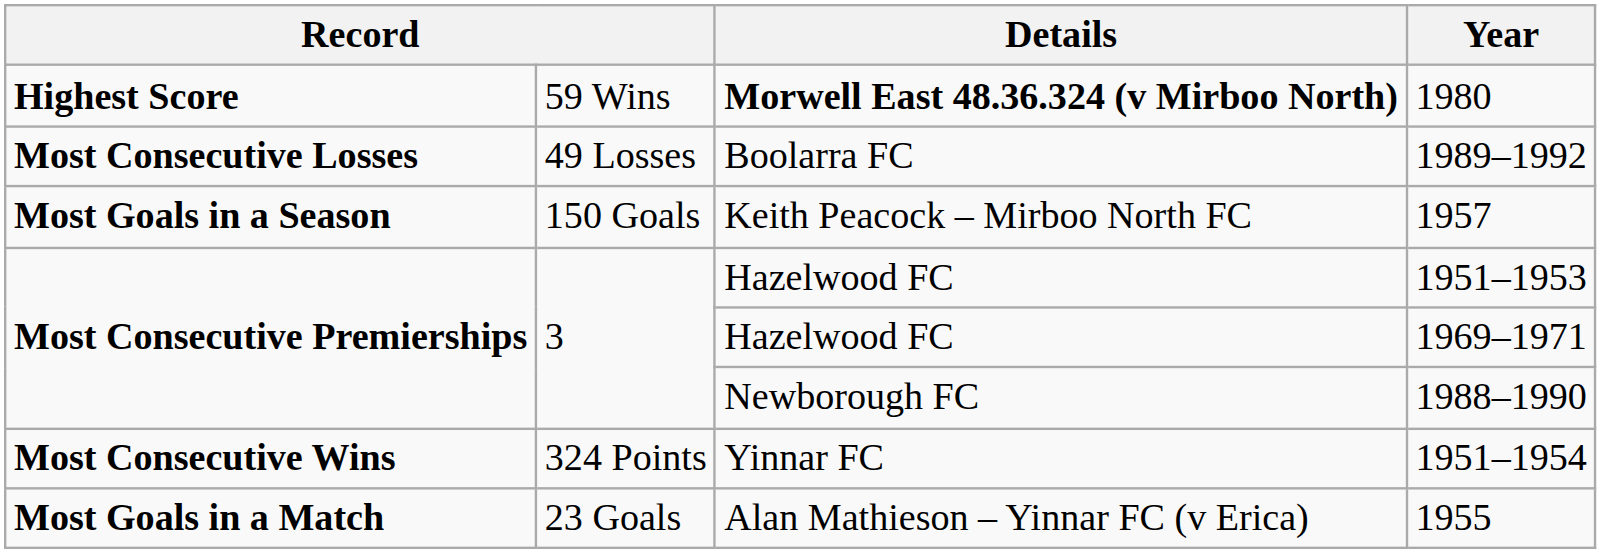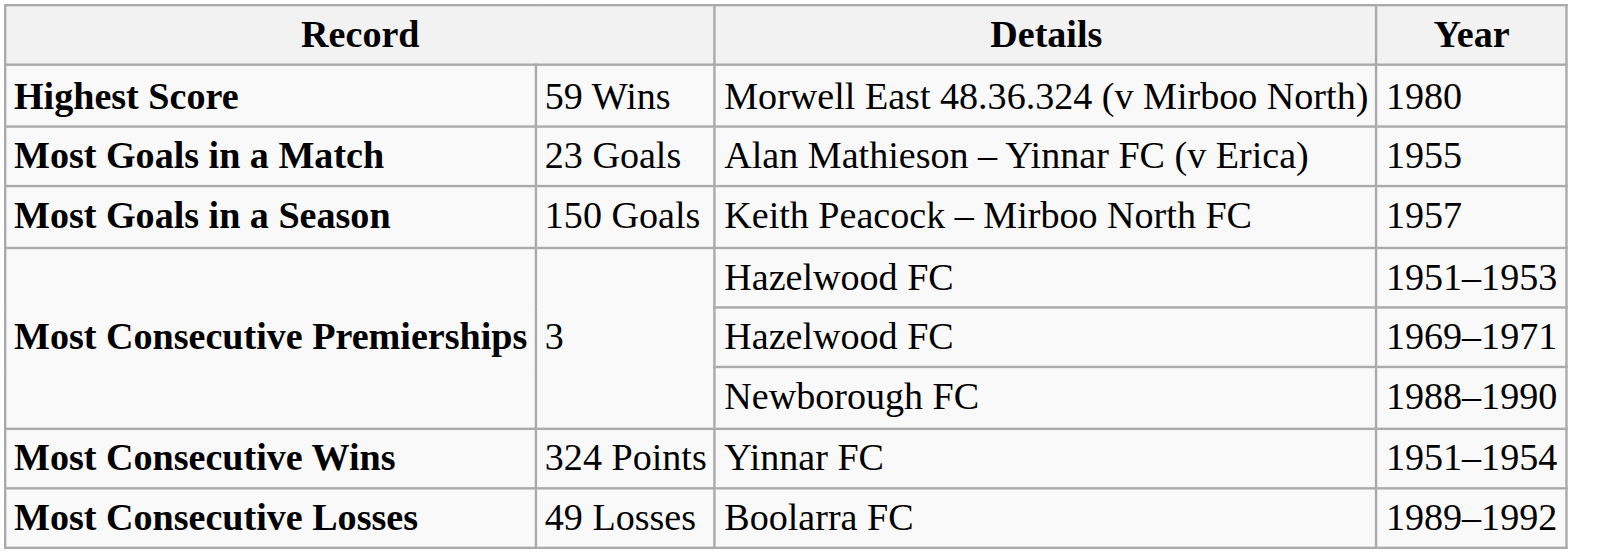(1061, 95) bold -> (1046, 95) normal
rows swapped: (1454, 517) <-> (1501, 155)
